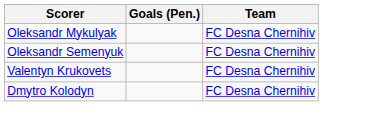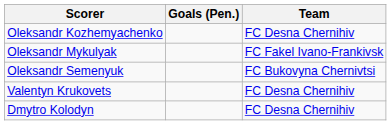+ row: (85, 33)
(260, 33) FC Desna Chernihiv -> (314, 52) FC Fakel Ivano-Frankivsk
(260, 52) FC Desna Chernihiv -> (310, 71) FC Bukovyna Chernivtsi
